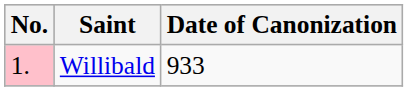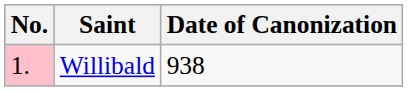(186, 65) 933 -> (186, 65) 938
